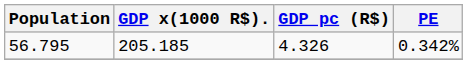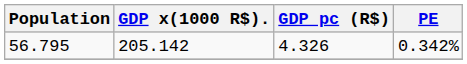(154, 46) 205.185 -> (154, 46) 205.142
